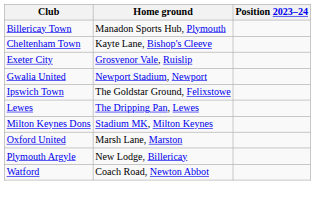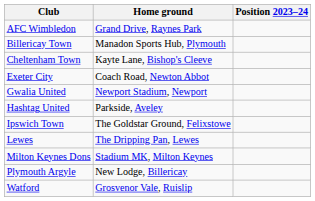+ row: (41, 28)
(144, 60) Grosvenor Vale, Ruislip -> (152, 76) Coach Road, Newton Abbot
+ row: (38, 108)
- row: (36, 140)
(152, 172) Coach Road, Newton Abbot -> (144, 188) Grosvenor Vale, Ruislip
